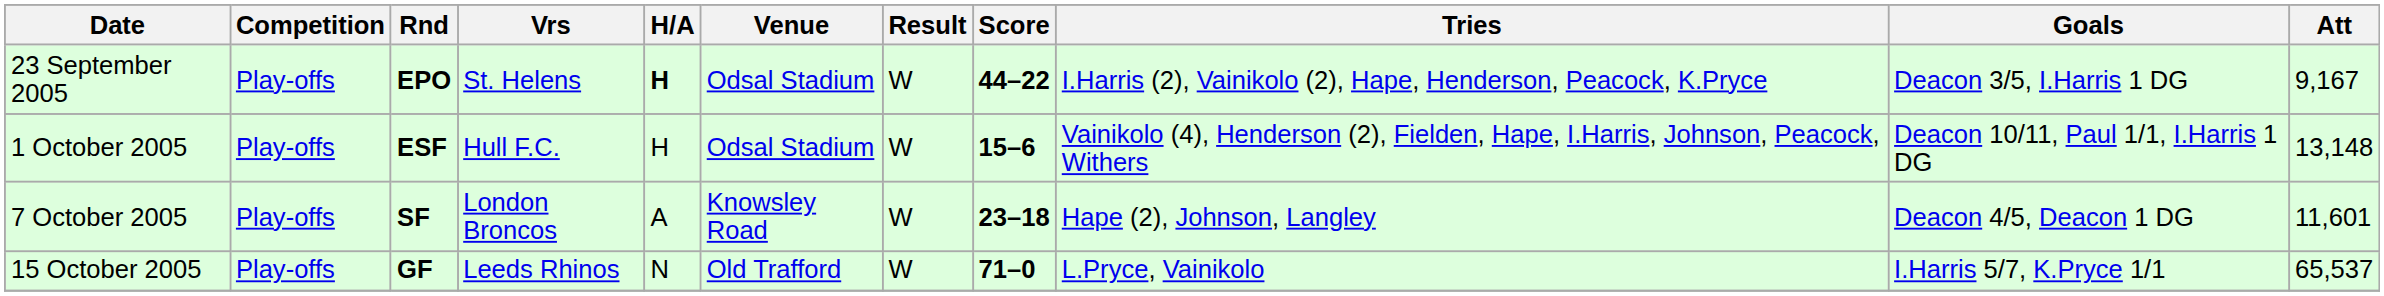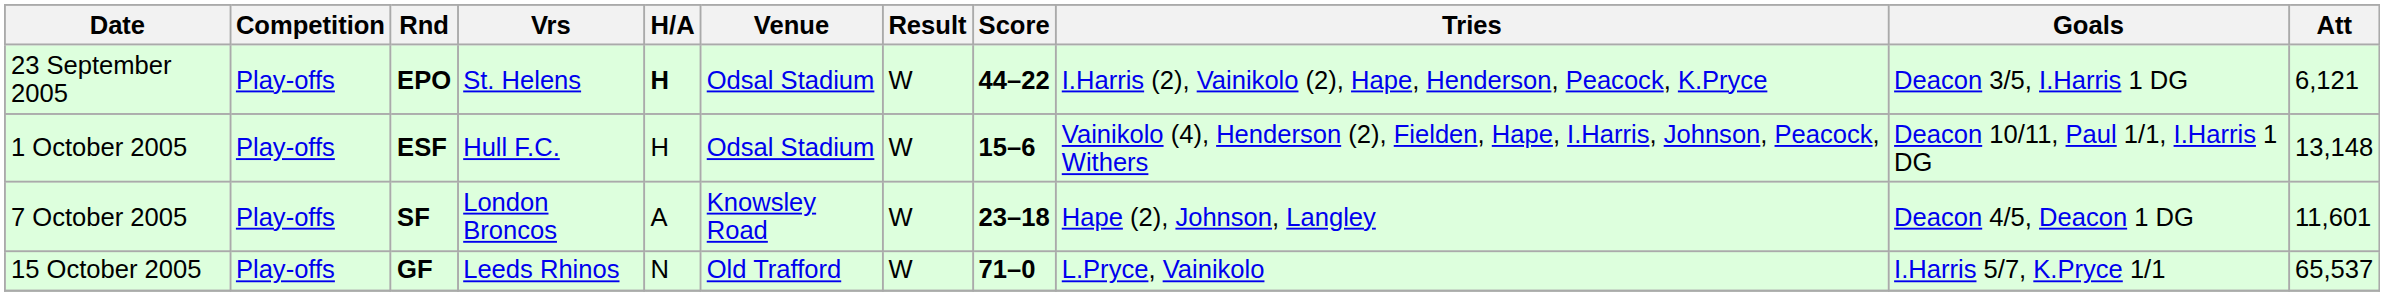(2327, 79) 9,167 -> (2327, 79) 6,121
